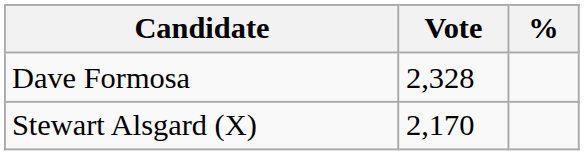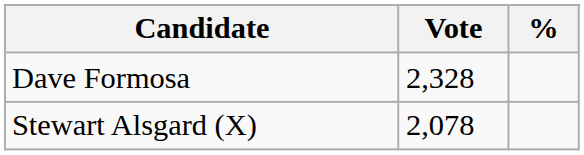(440, 125) 2,170 -> (440, 125) 2,078
